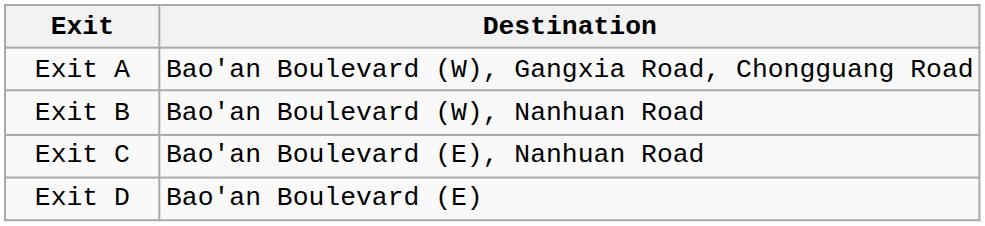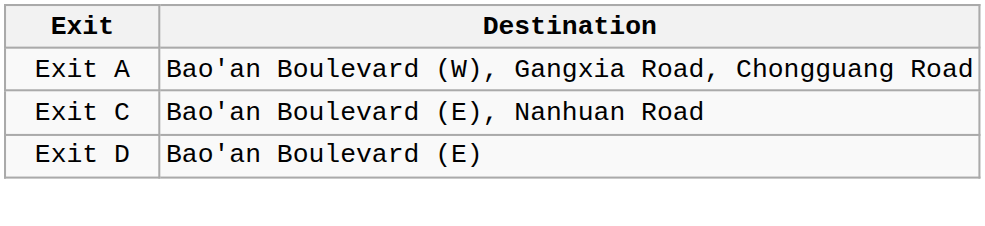- row: (82, 113)
